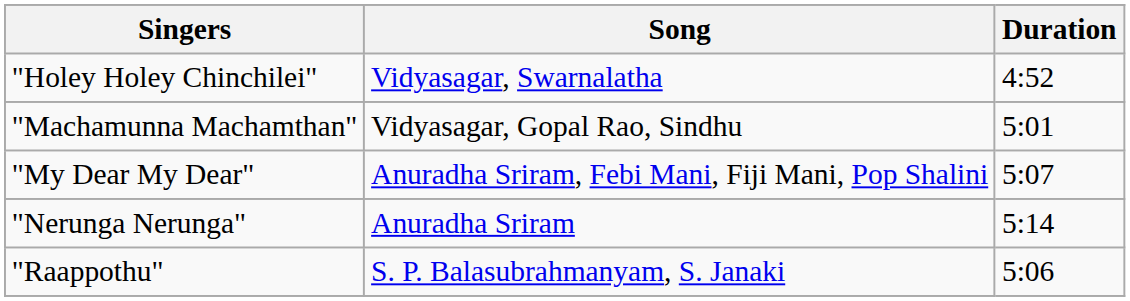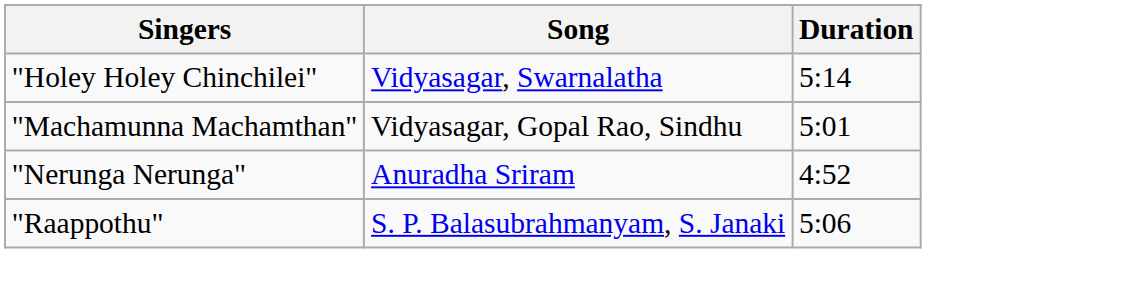(1028, 77) 4:52 -> (825, 77) 5:14
- row: (133, 174)
(1028, 223) 5:14 -> (825, 174) 4:52
